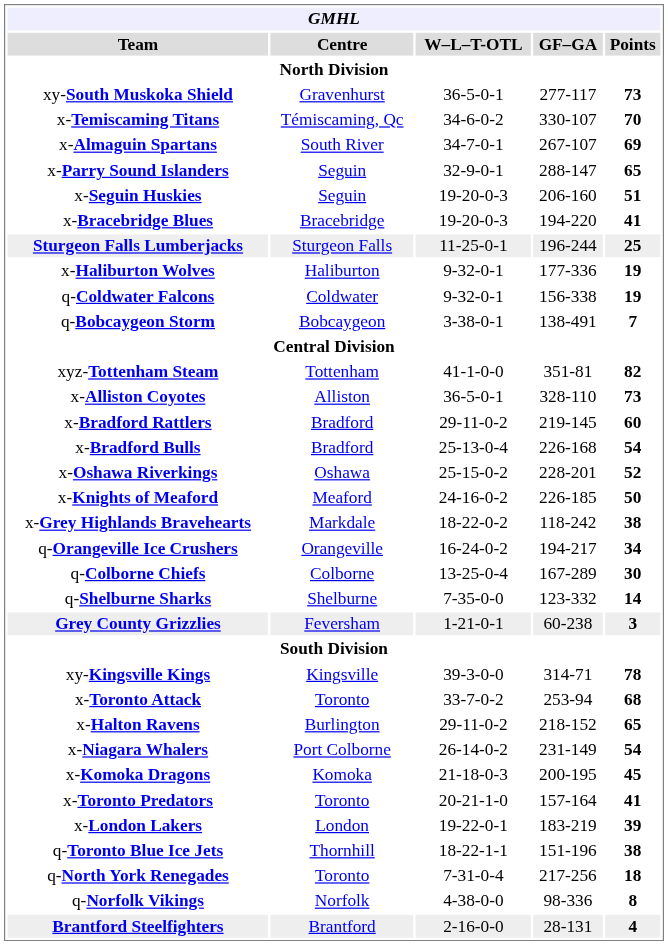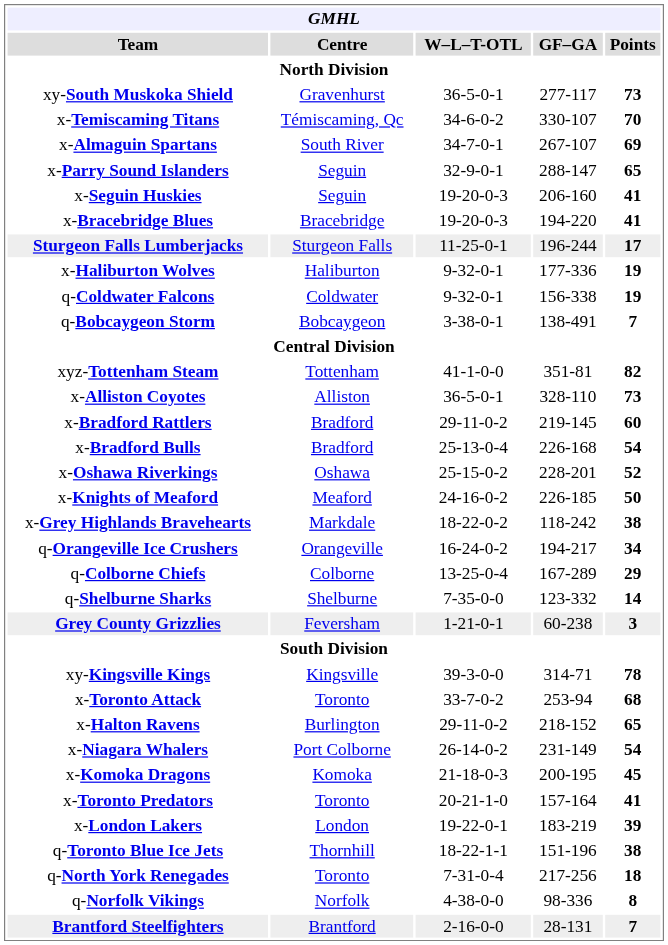(633, 195) 51 -> (633, 195) 41
(633, 245) 25 -> (633, 245) 17
(633, 573) 30 -> (633, 573) 29
(633, 926) 4 -> (633, 926) 7
